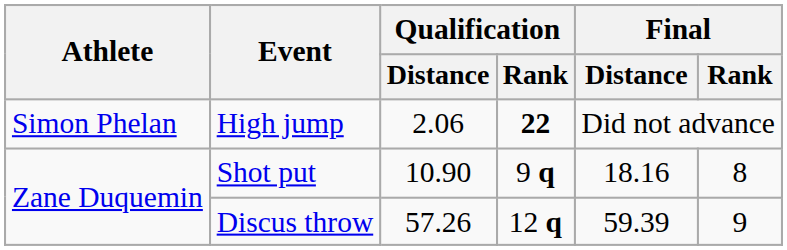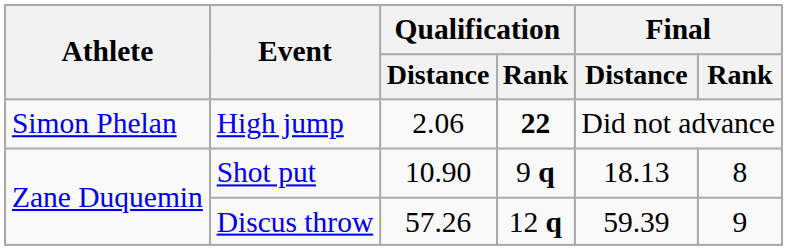(636, 172) 18.16 -> (636, 172) 18.13
